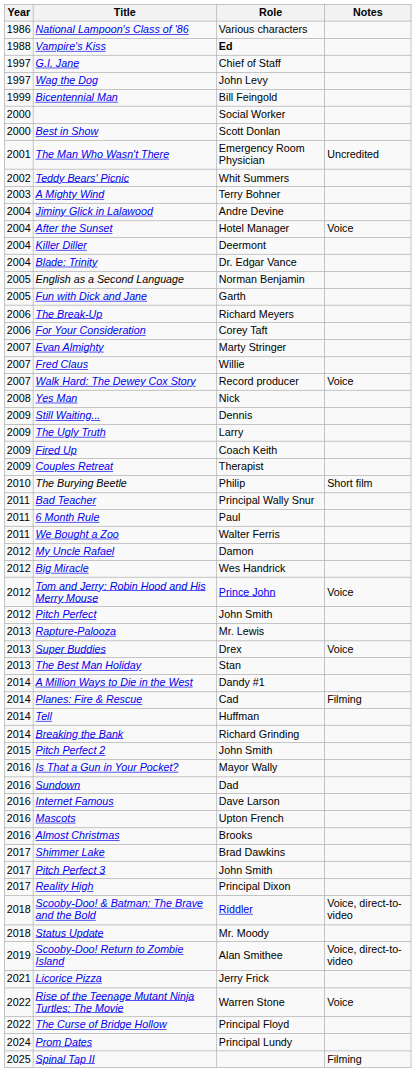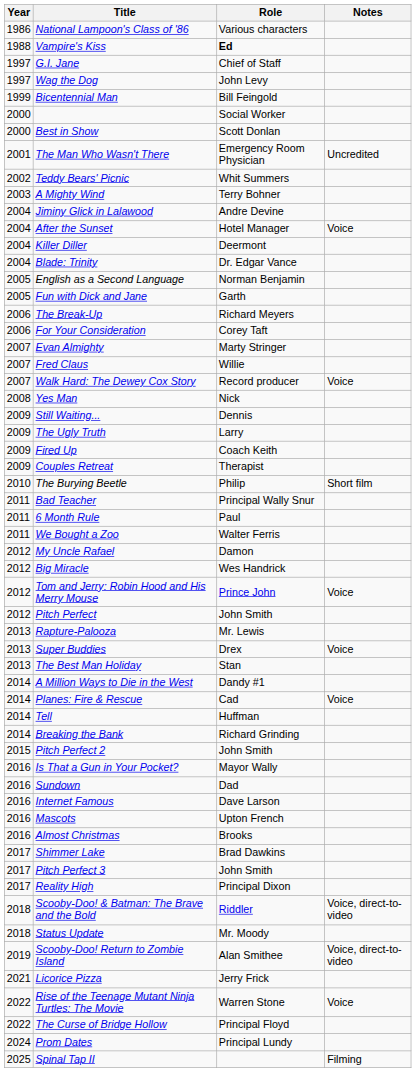(344, 700) Filming -> (340, 700) Voice
